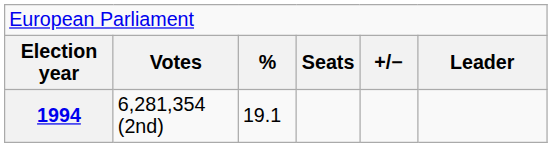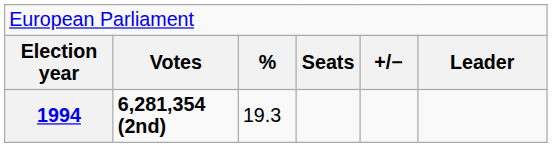(162, 115) normal -> (162, 115) bold
(262, 115) 19.1 -> (262, 115) 19.3
